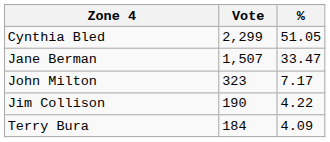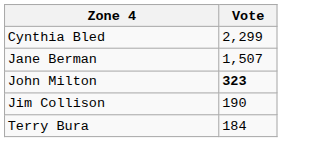- column: (301, 16)
(234, 82) normal -> (234, 82) bold
